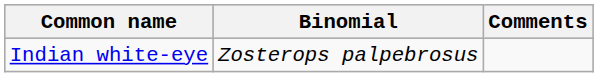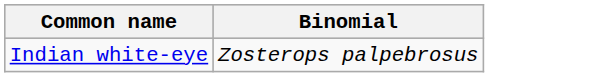- column: (538, 22)
